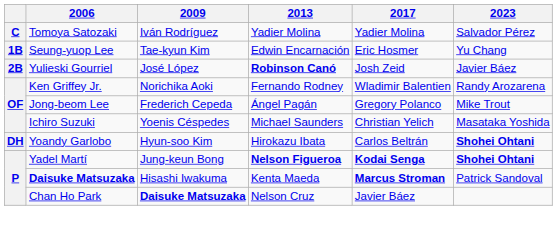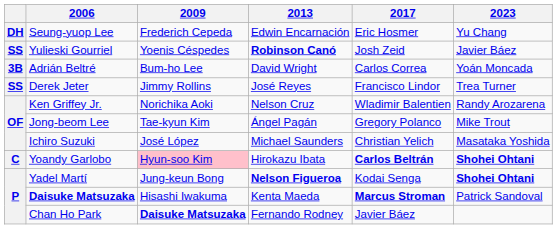- row: (73, 31)
(15, 50) 1B -> (15, 31) DH
(175, 50) Tae-kyun Kim -> (186, 31) Frederich Cepeda
(15, 68) 2B -> (15, 50) SS
(169, 68) José López -> (185, 50) Yoenis Céspedes
+ row: (62, 68)
+ row: (59, 86)
(297, 86) Fernando Rodney -> (283, 104) Nelson Cruz
(186, 104) Frederich Cepeda -> (175, 123) Tae-kyun Kim
(185, 123) Yoenis Céspedes -> (169, 141) José López
(15, 141) DH -> (15, 159) C
(176, 141) no background -> (176, 159) pink background
(391, 141) normal -> (394, 159) bold
(390, 159) bold -> (388, 178) normal
(283, 196) Nelson Cruz -> (297, 214) Fernando Rodney
